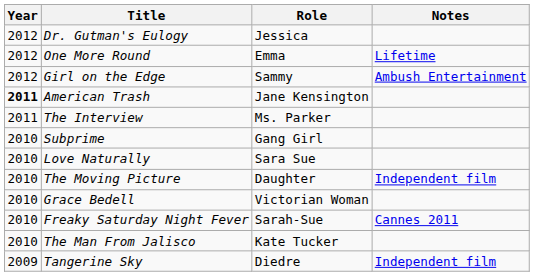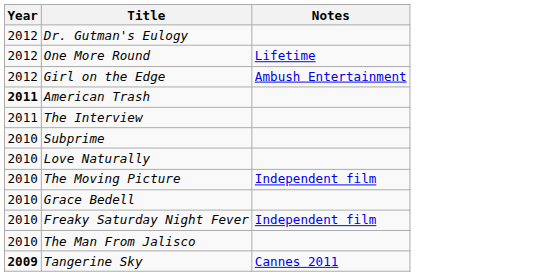- column: (312, 15)
(416, 220) Cannes 2011 -> (316, 220) Independent film
(23, 261) normal -> (23, 261) bold
(435, 261) Independent film -> (297, 261) Cannes 2011
